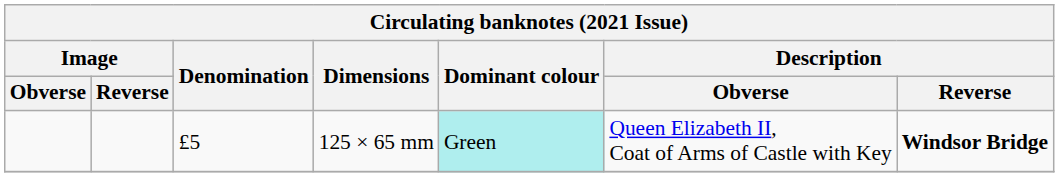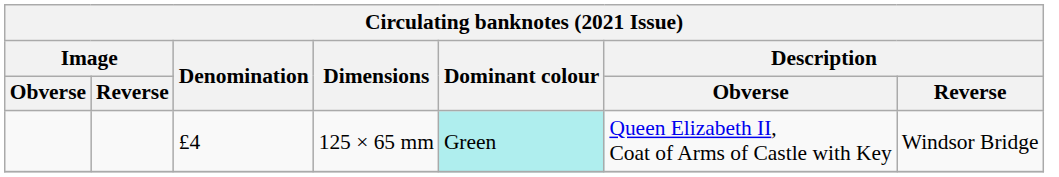(189, 141) £5 -> (189, 141) £4
(975, 141) bold -> (970, 141) normal
